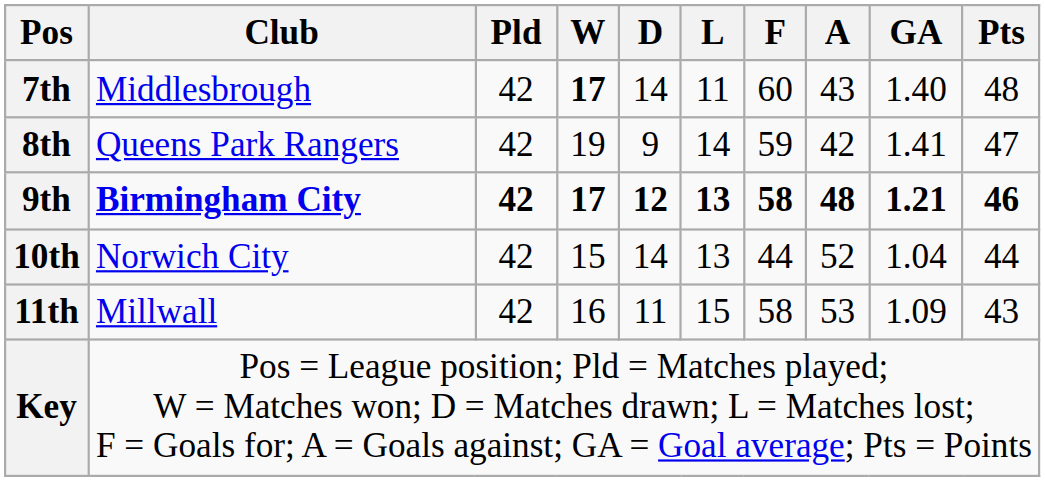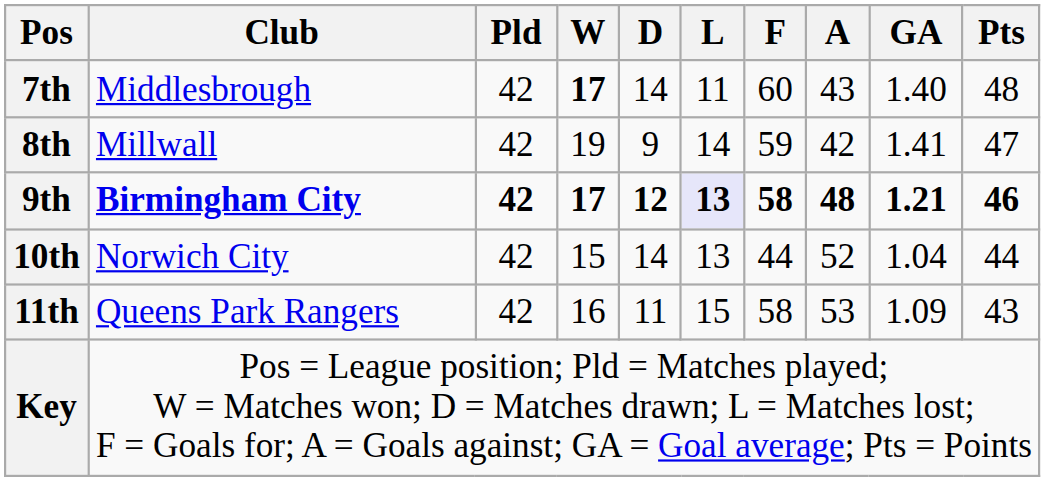(247, 144) Queens Park Rangers -> (157, 144) Millwall
(713, 199) no background -> (713, 199) lavender background
(157, 311) Millwall -> (247, 311) Queens Park Rangers
